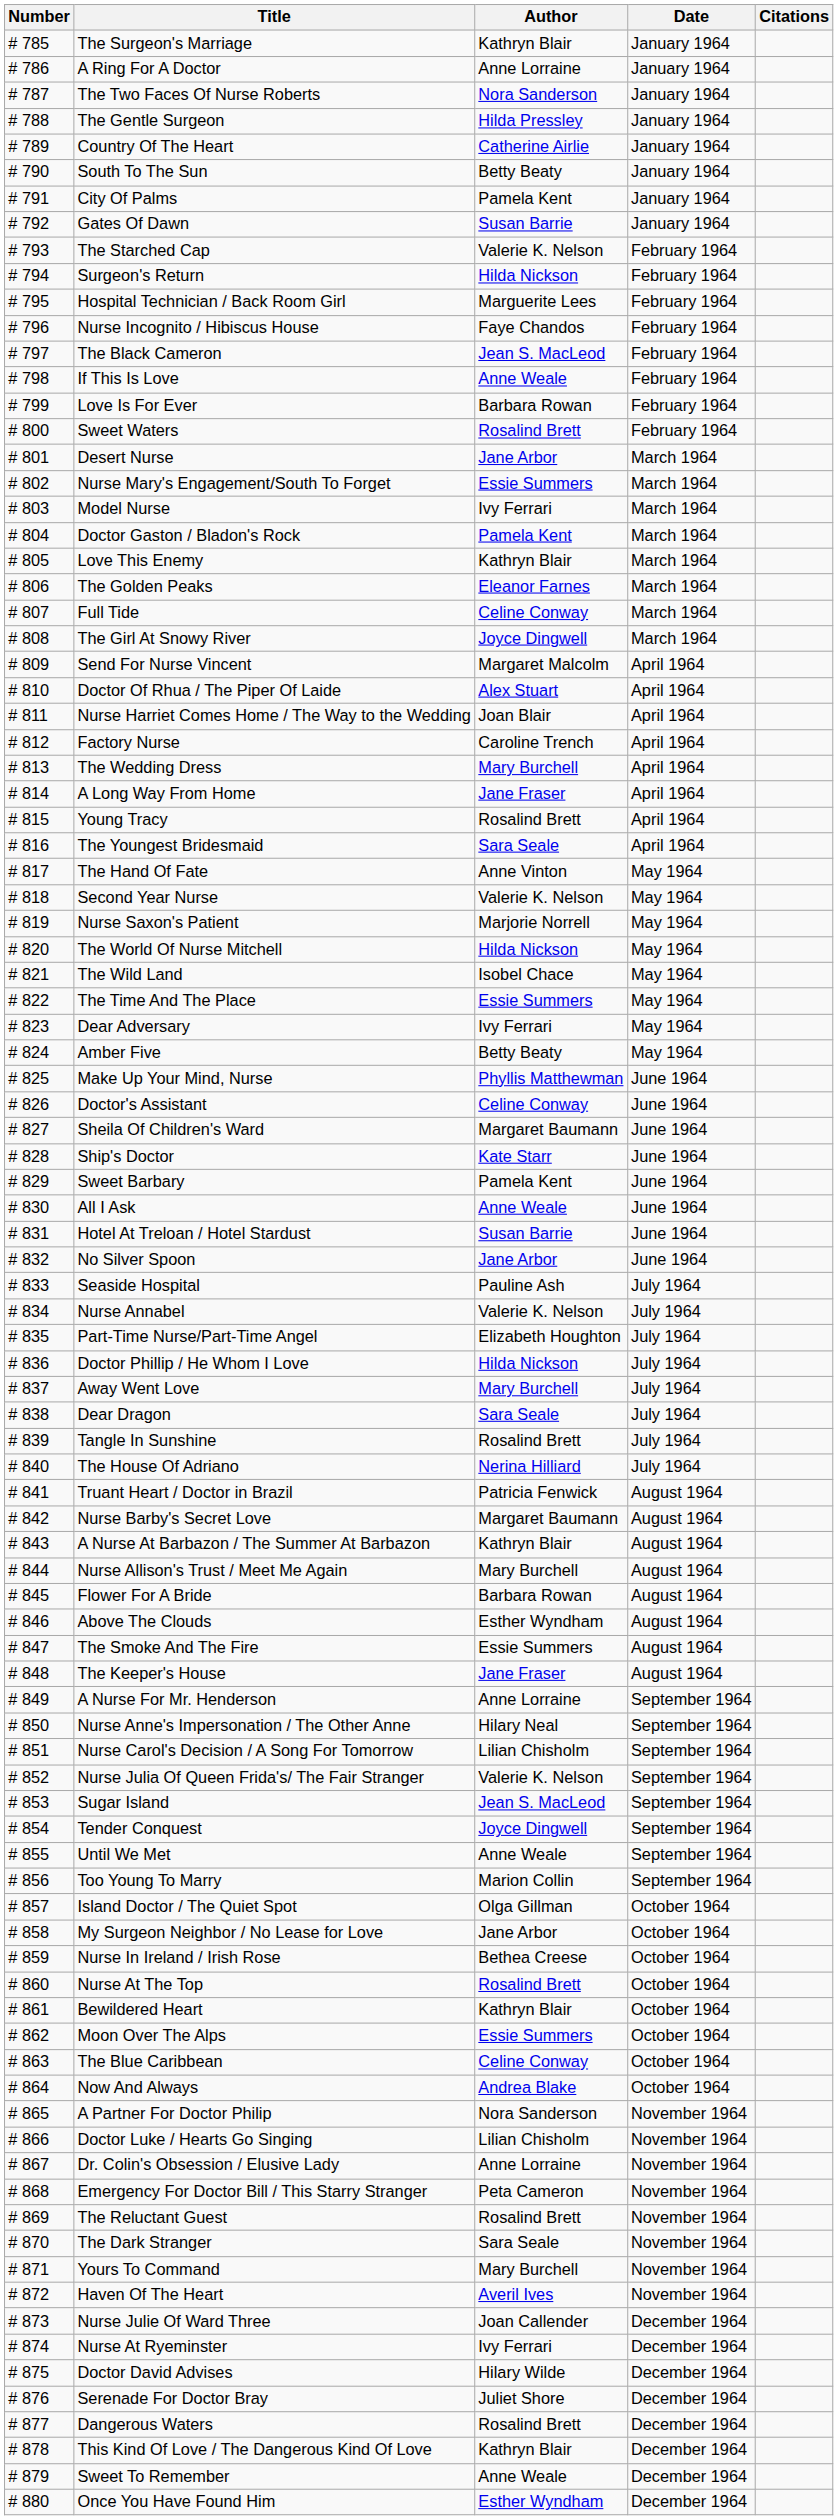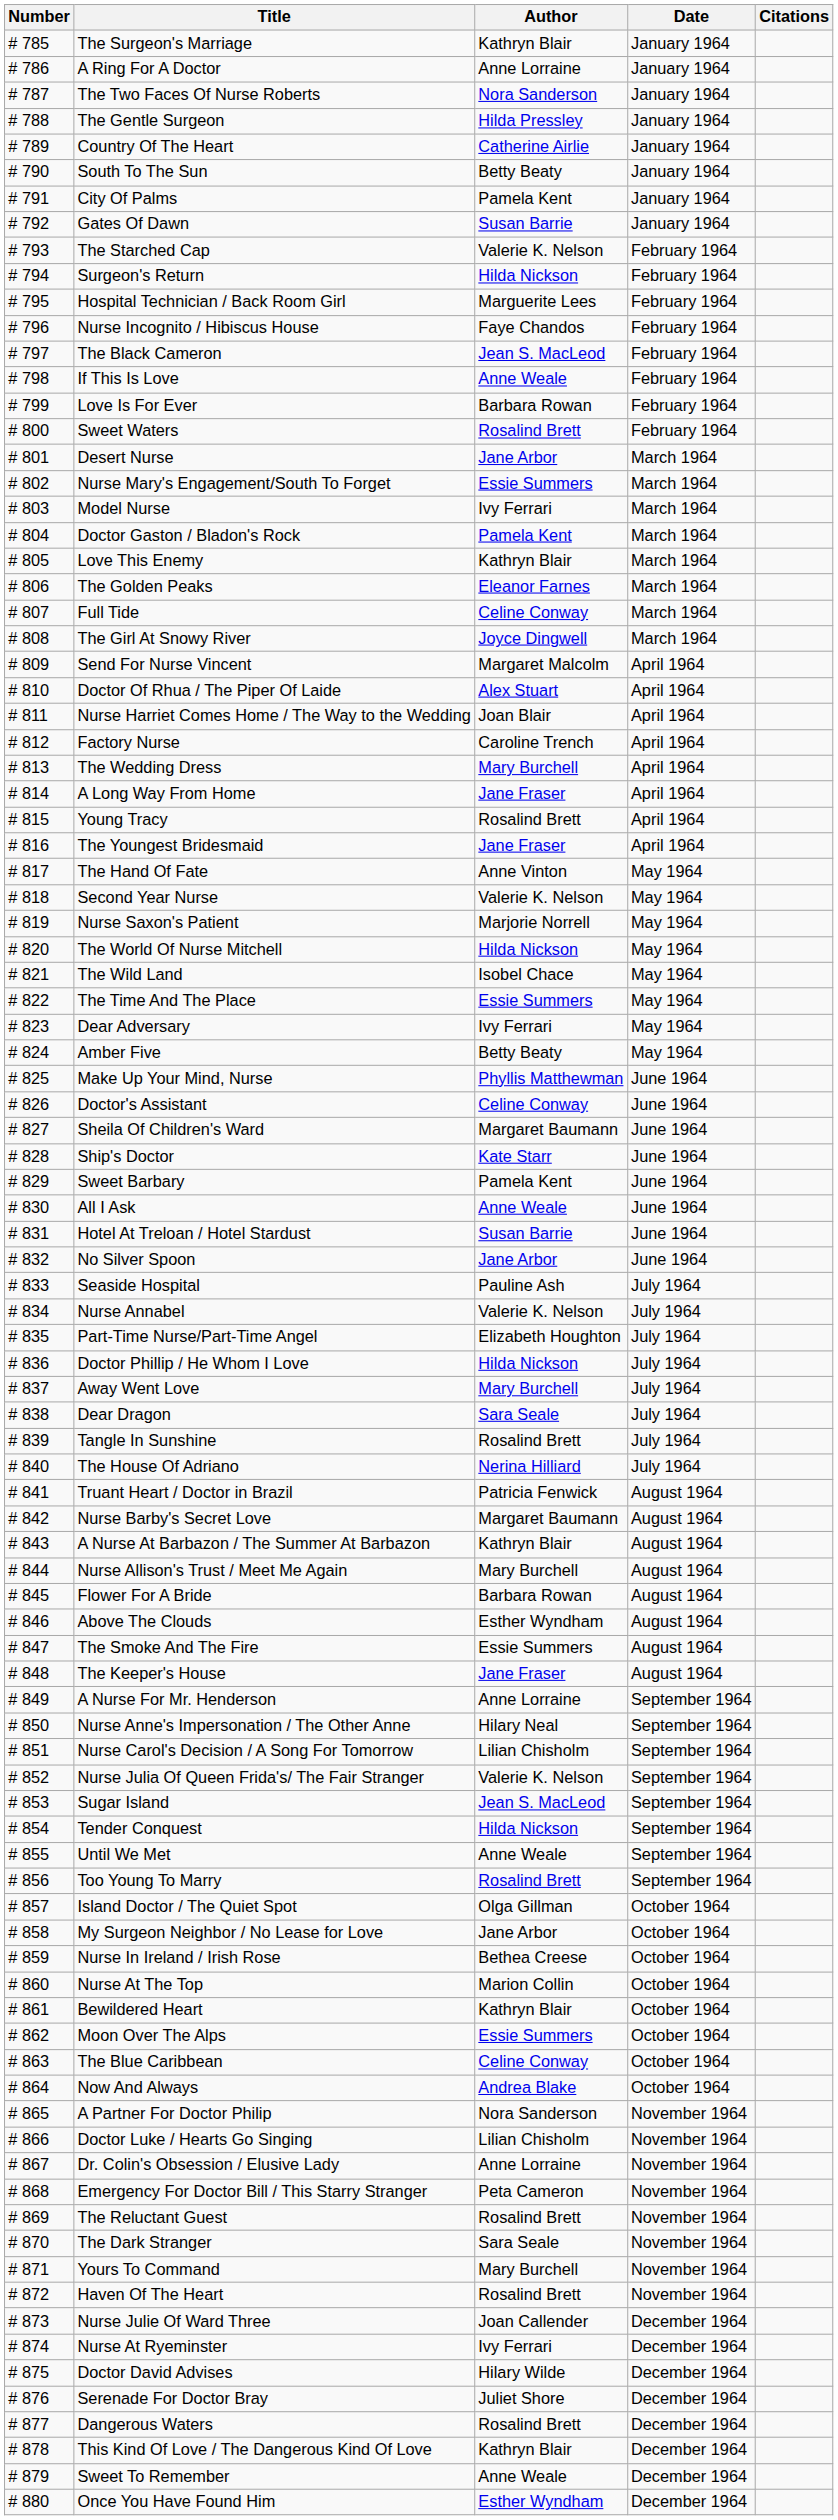(519, 845) Sara Seale -> (522, 845) Jane Fraser
(533, 1829) Joyce Dingwell -> (528, 1829) Hilda Nickson
(526, 1880) Marion Collin -> (530, 1880) Rosalind Brett
(530, 1984) Rosalind Brett -> (526, 1984) Marion Collin
(516, 2295) Averil Ives -> (530, 2295) Rosalind Brett
